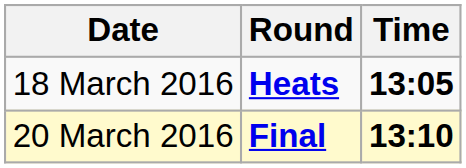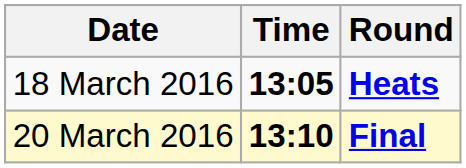columns swapped: (411, 30) <-> (301, 30)
